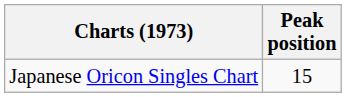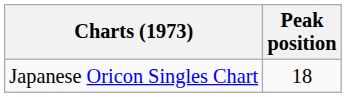(302, 75) 15 -> (302, 75) 18
